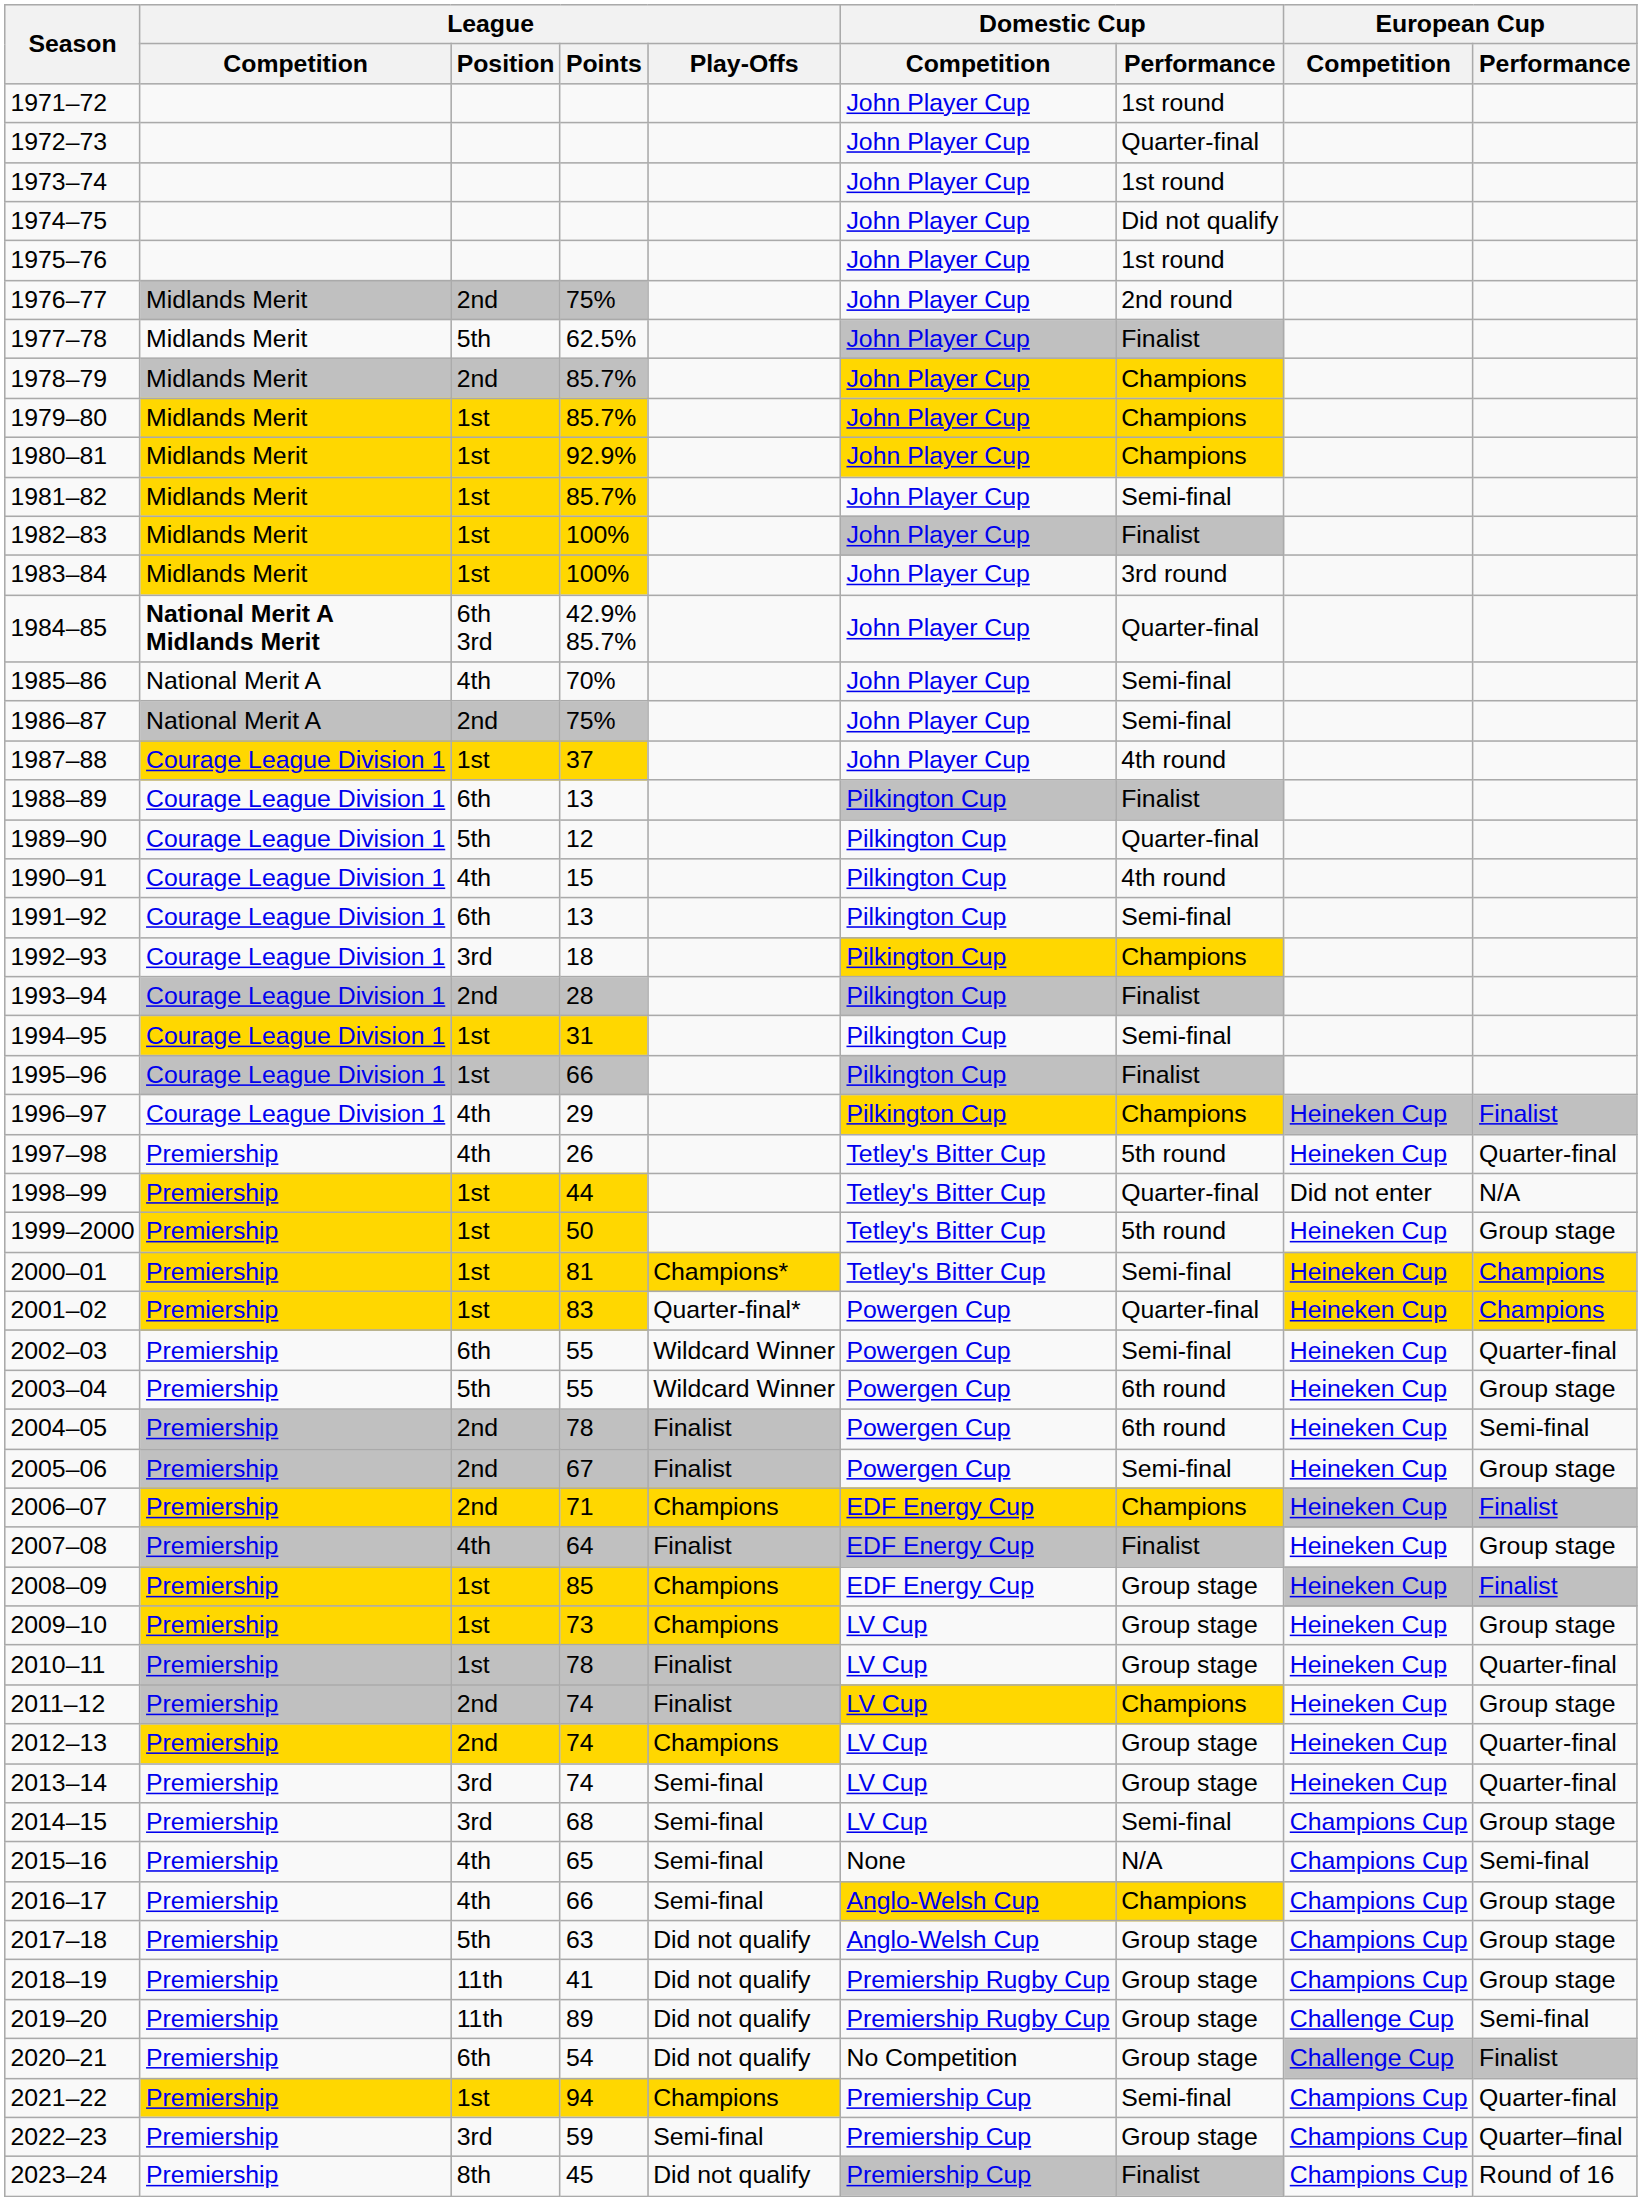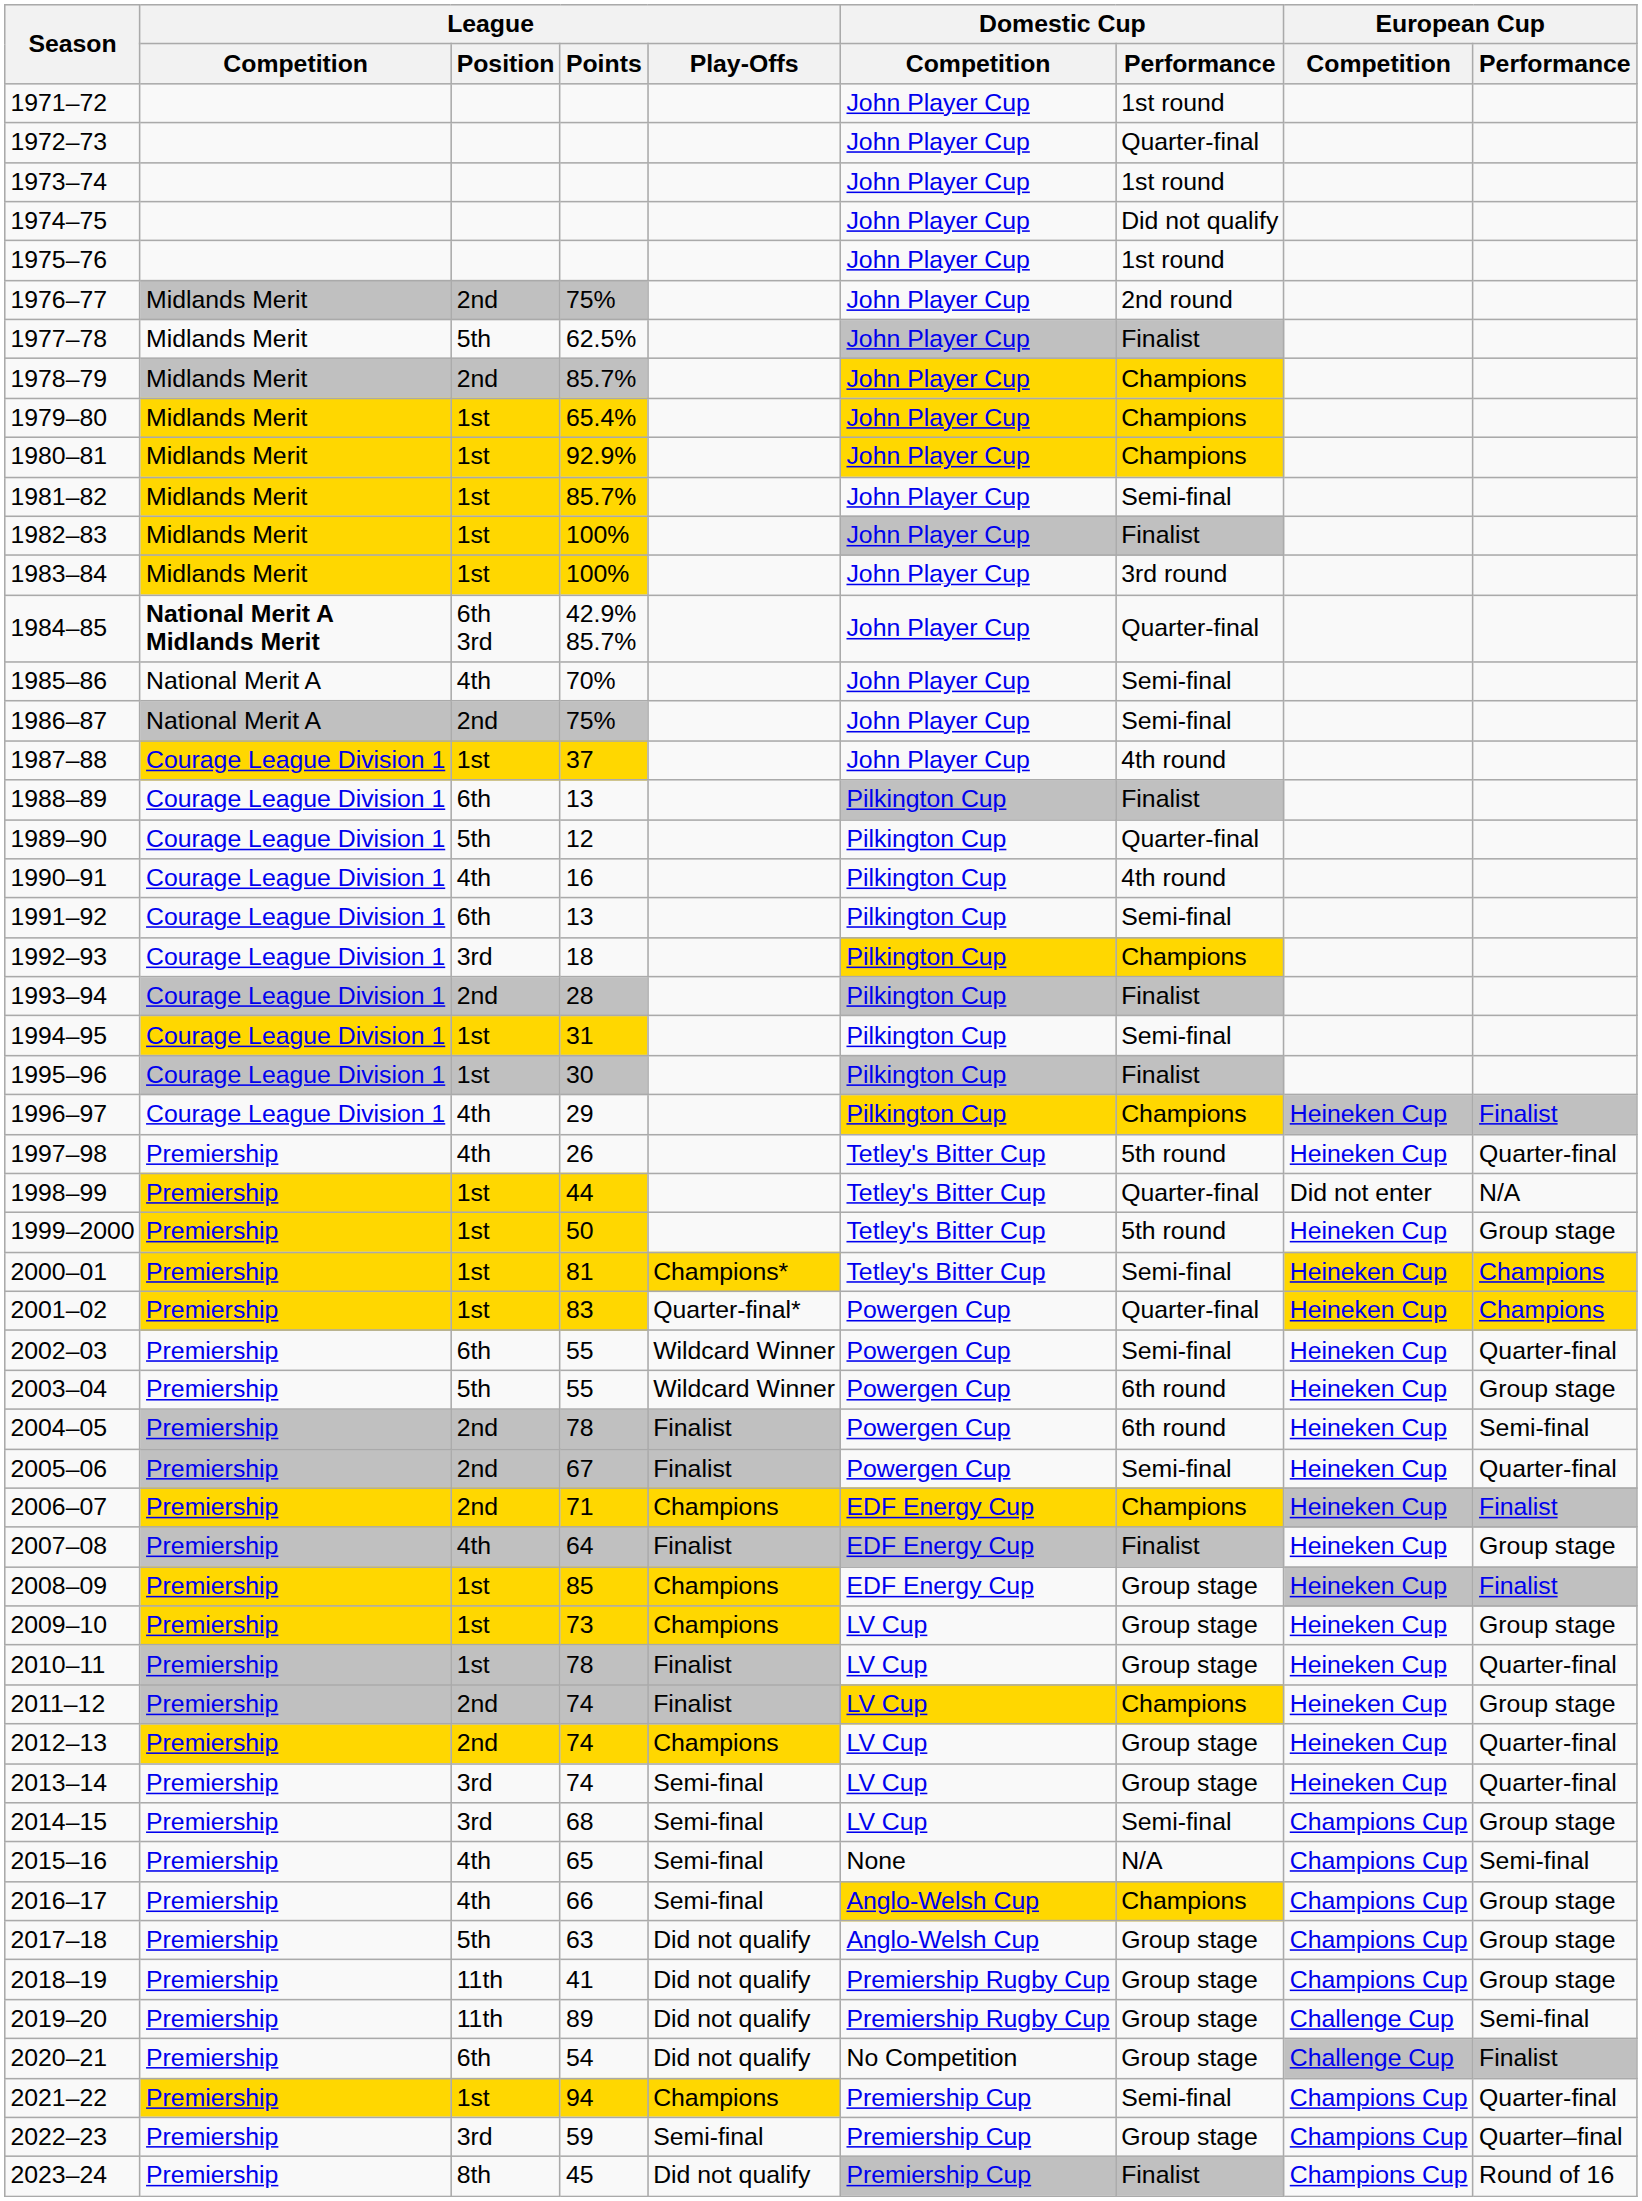(601, 417) 85.7% -> (601, 417) 65.4%
(580, 878) 15 -> (580, 878) 16
(580, 1074) 66 -> (580, 1074) 30
(1547, 1467) Group stage -> (1548, 1467) Quarter-final
